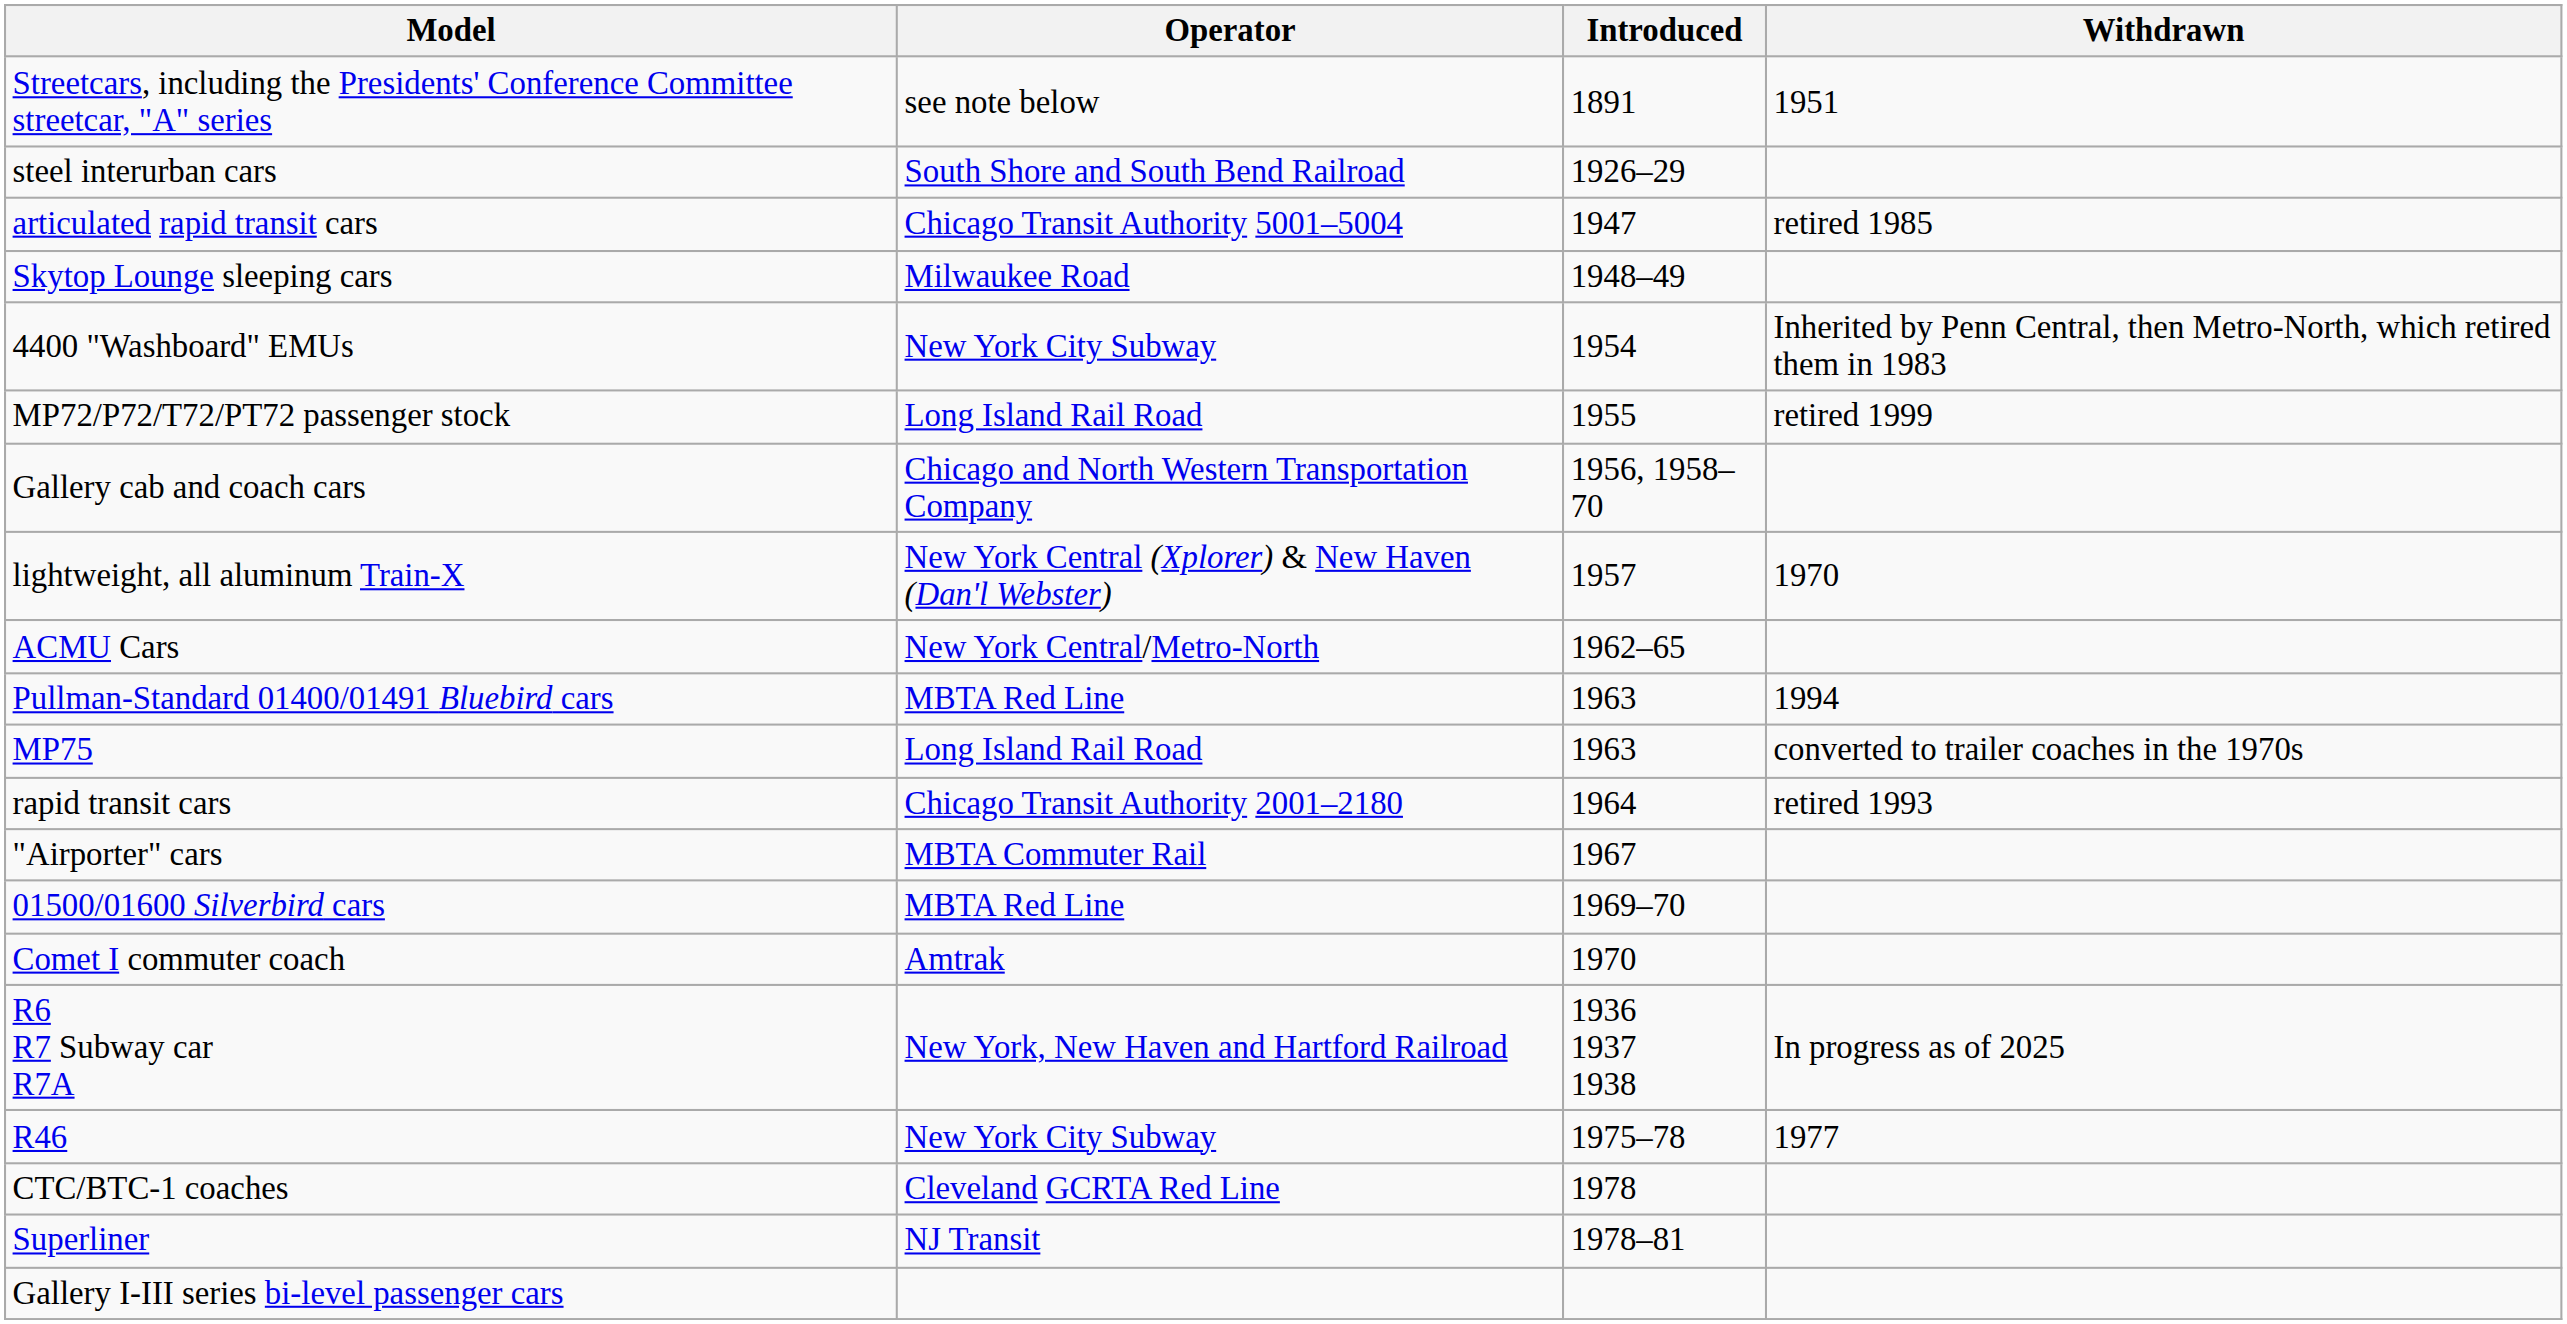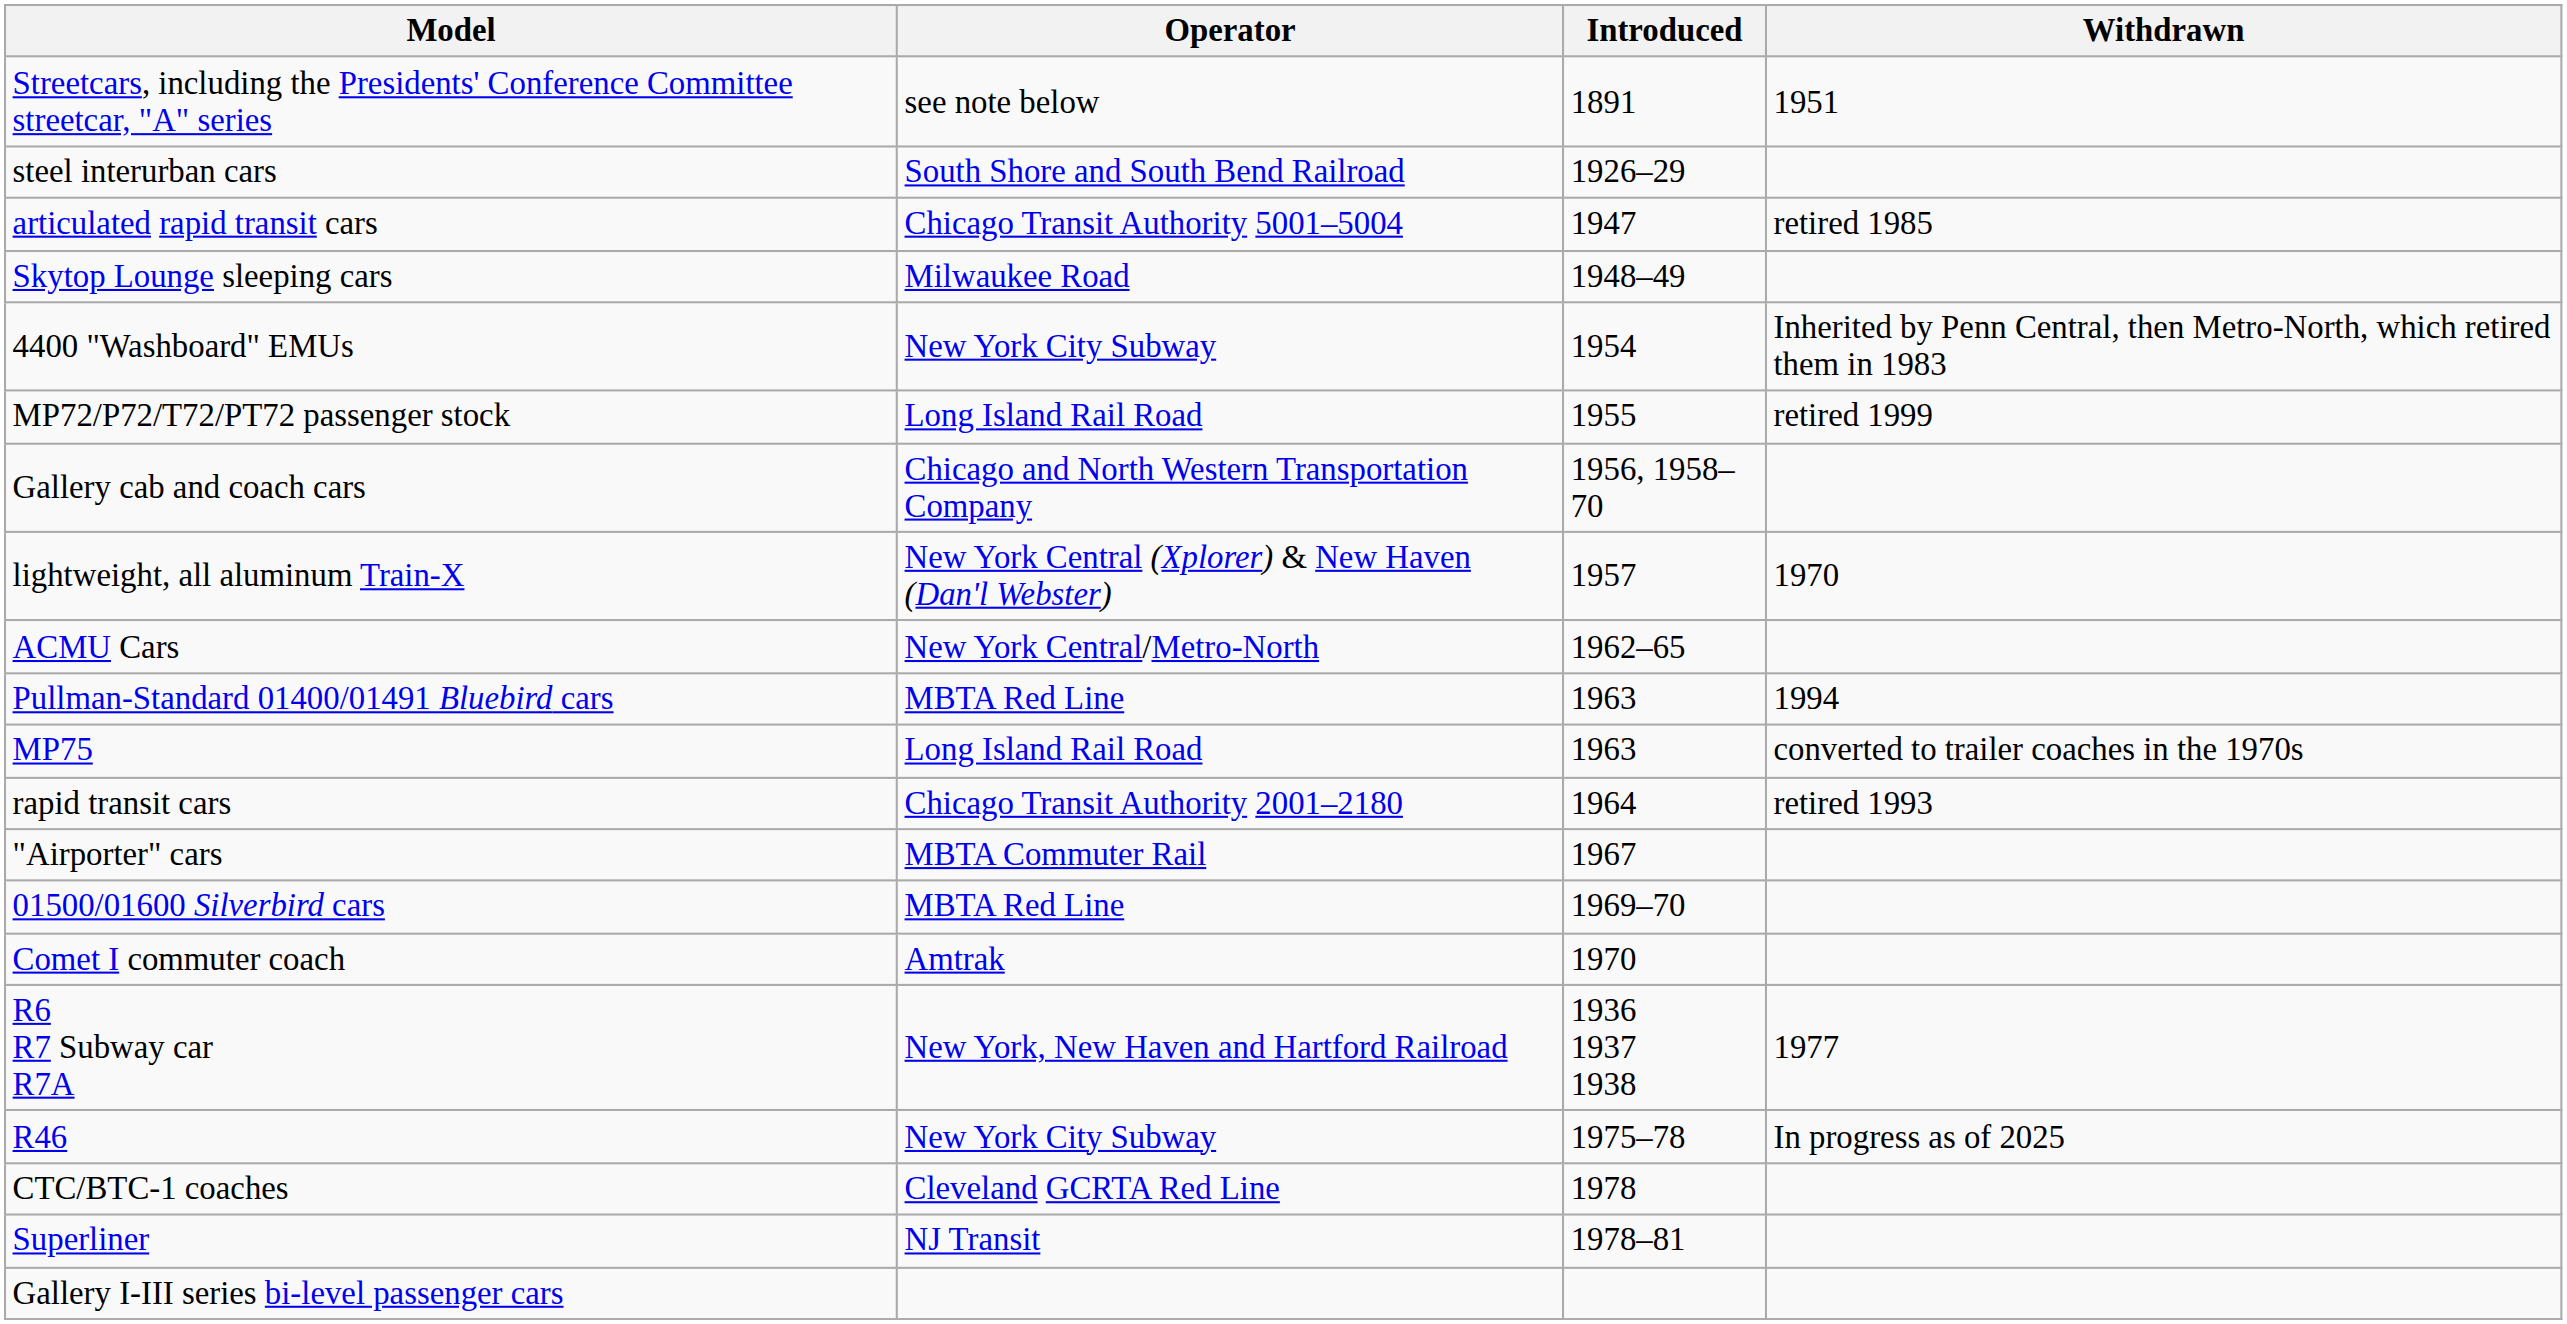(1919, 1047) In progress as of 2025 -> (1806, 1047) 1977
(1806, 1136) 1977 -> (1919, 1136) In progress as of 2025
